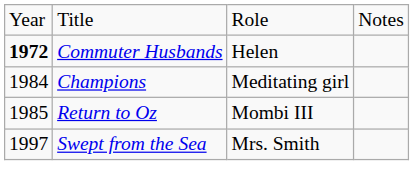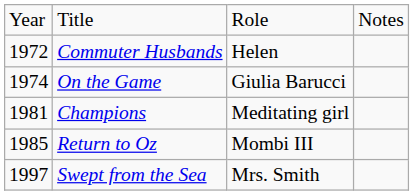(29, 50) bold -> (29, 50) normal
+ row: (109, 81)
(29, 81) 1984 -> (29, 112) 1981
